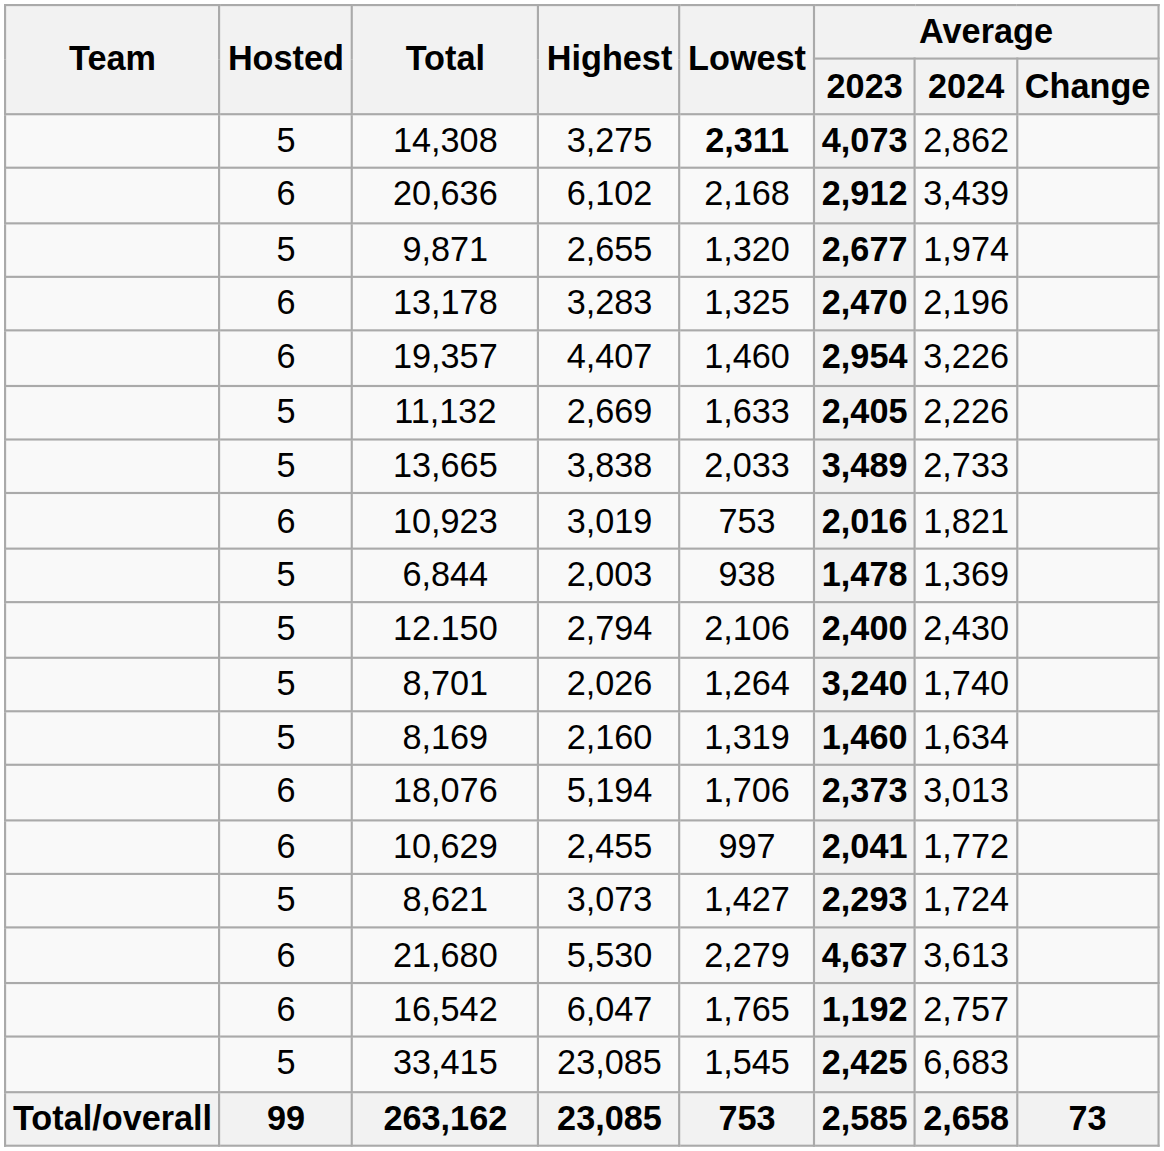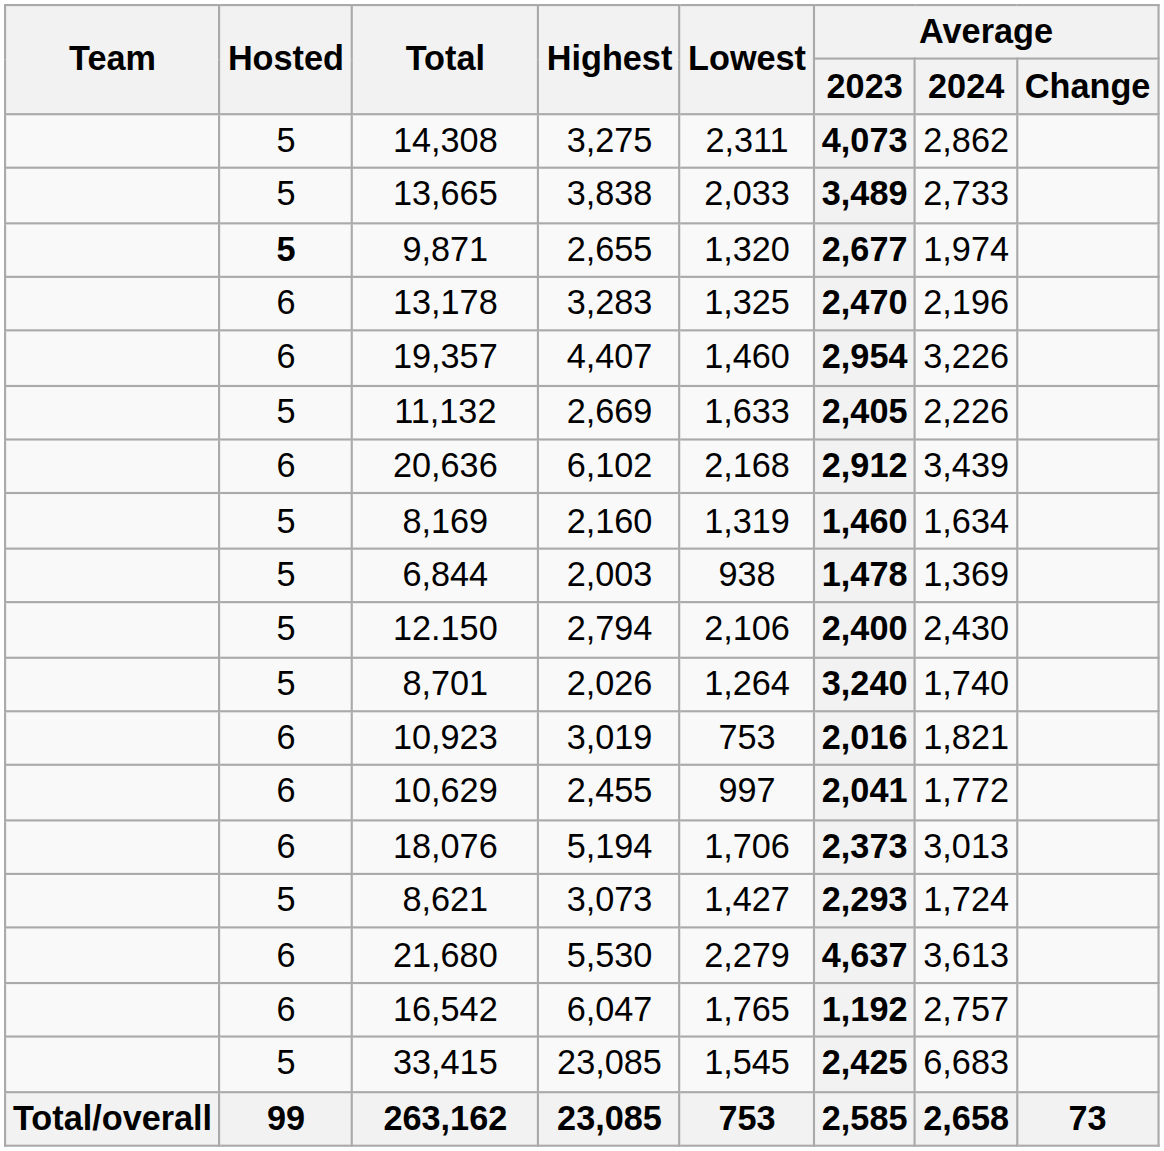(747, 140) bold -> (747, 140) normal
rows swapped: (445, 194) <-> (445, 466)
(286, 248) normal -> (286, 248) bold
rows swapped: (445, 737) <-> (445, 520)
rows swapped: (445, 791) <-> (445, 846)
